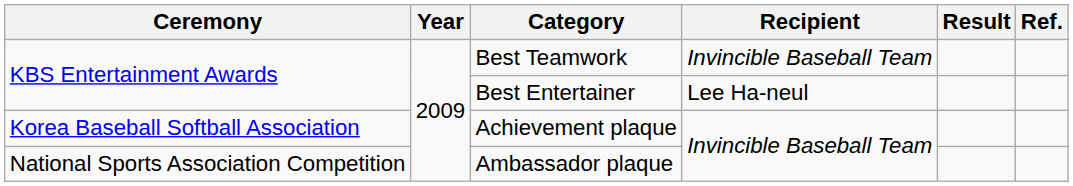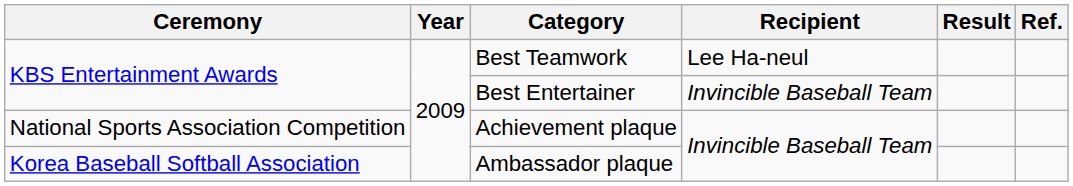(810, 57) Invincible Baseball Team -> (748, 57) Lee Ha-neul
(748, 92) Lee Ha-neul -> (810, 92) Invincible Baseball Team
(185, 127) Korea Baseball Softball Association -> (208, 127) National Sports Association Competition
(208, 163) National Sports Association Competition -> (185, 163) Korea Baseball Softball Association
